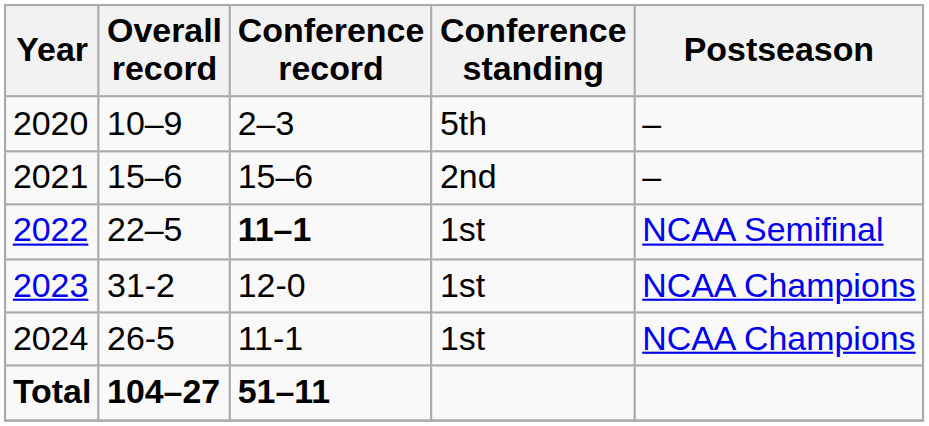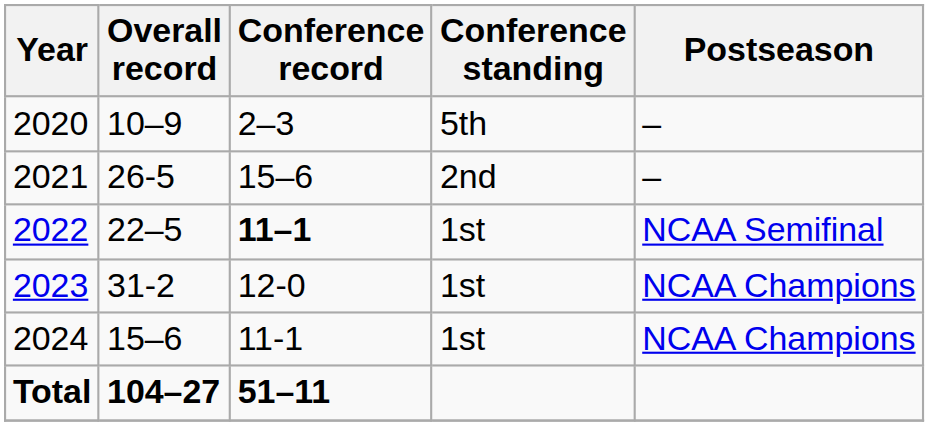(145, 177) 15–6 -> (141, 177) 26-5
(141, 338) 26-5 -> (145, 338) 15–6
